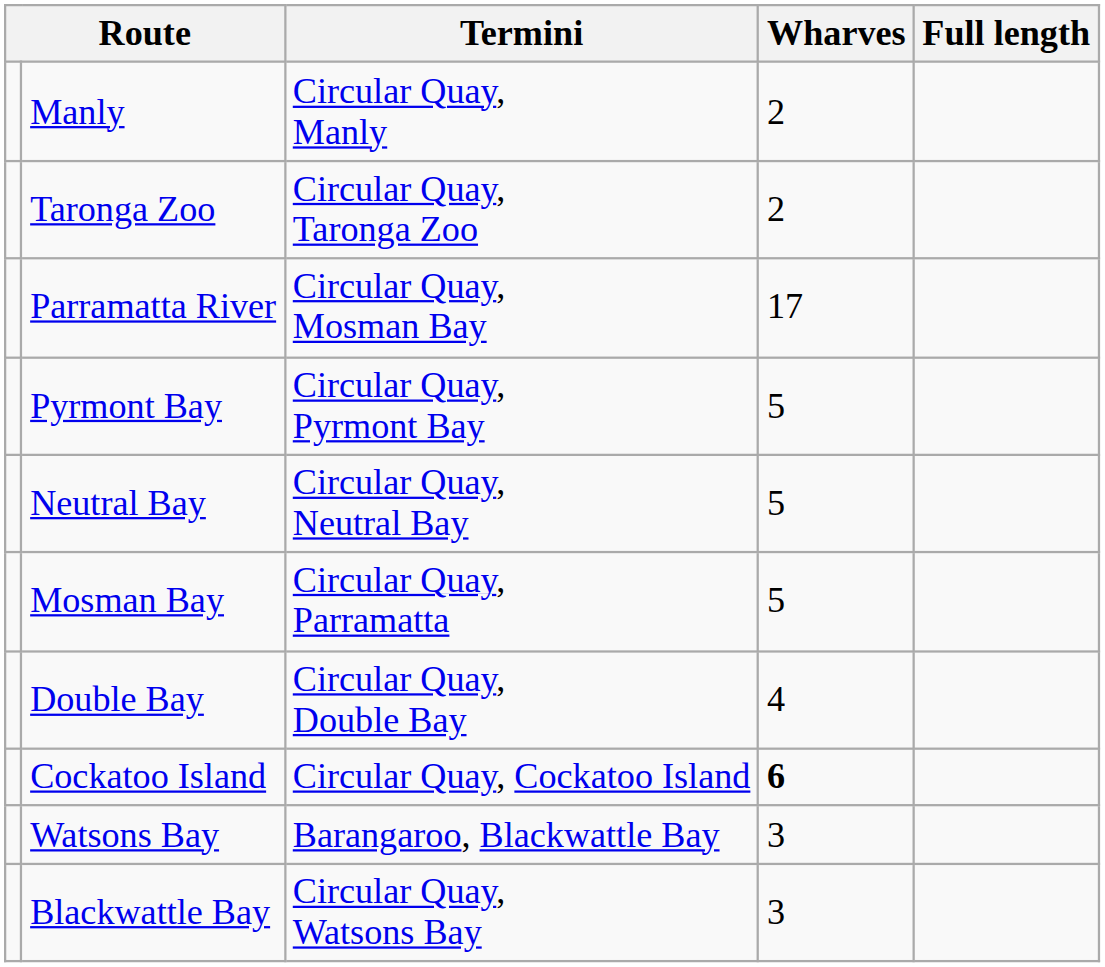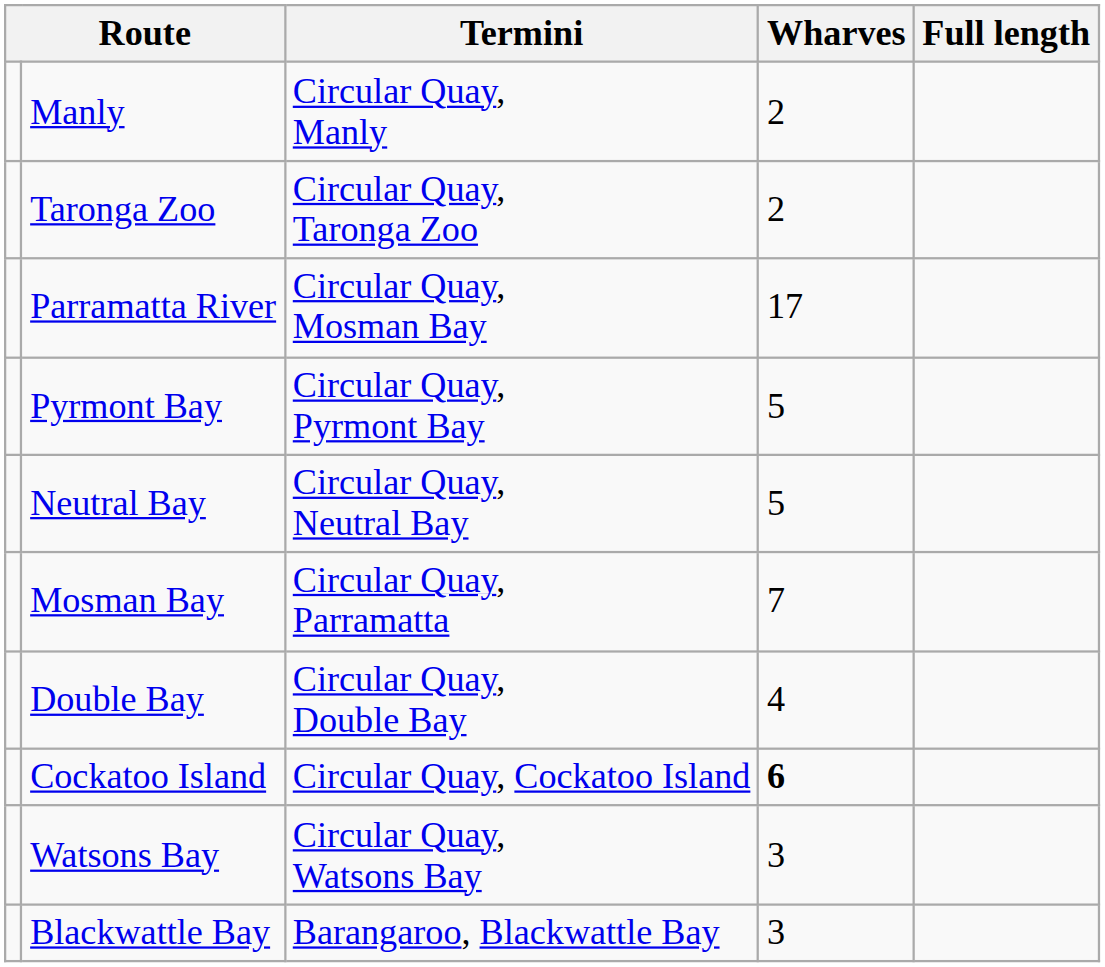(776, 600) 5 -> (776, 600) 7
(506, 834) Barangaroo, Blackwattle Bay -> (399, 854) Circular Quay, Watsons Bay
(399, 911) Circular Quay, Watsons Bay -> (506, 932) Barangaroo, Blackwattle Bay
